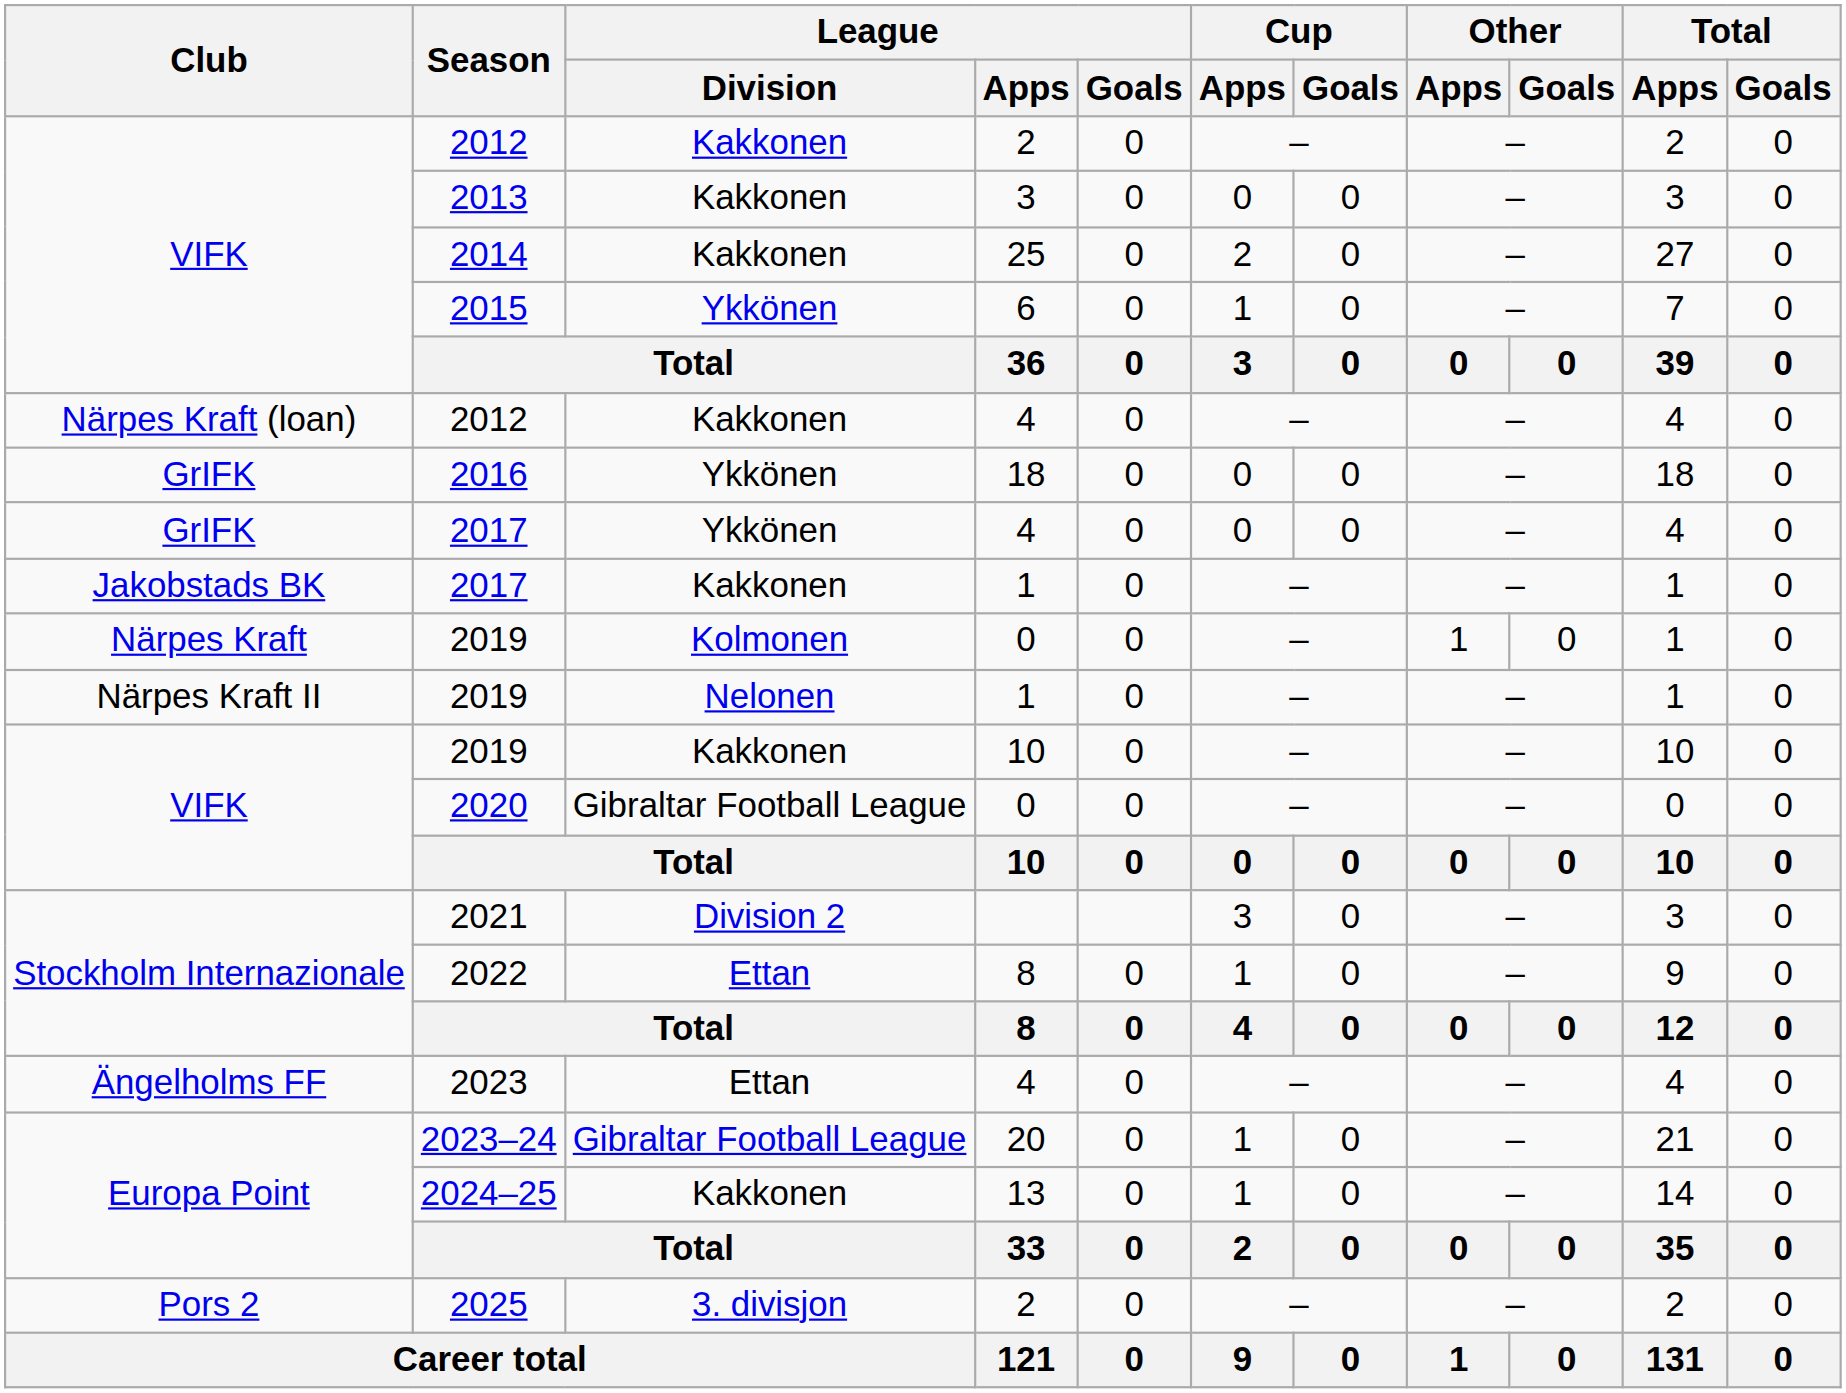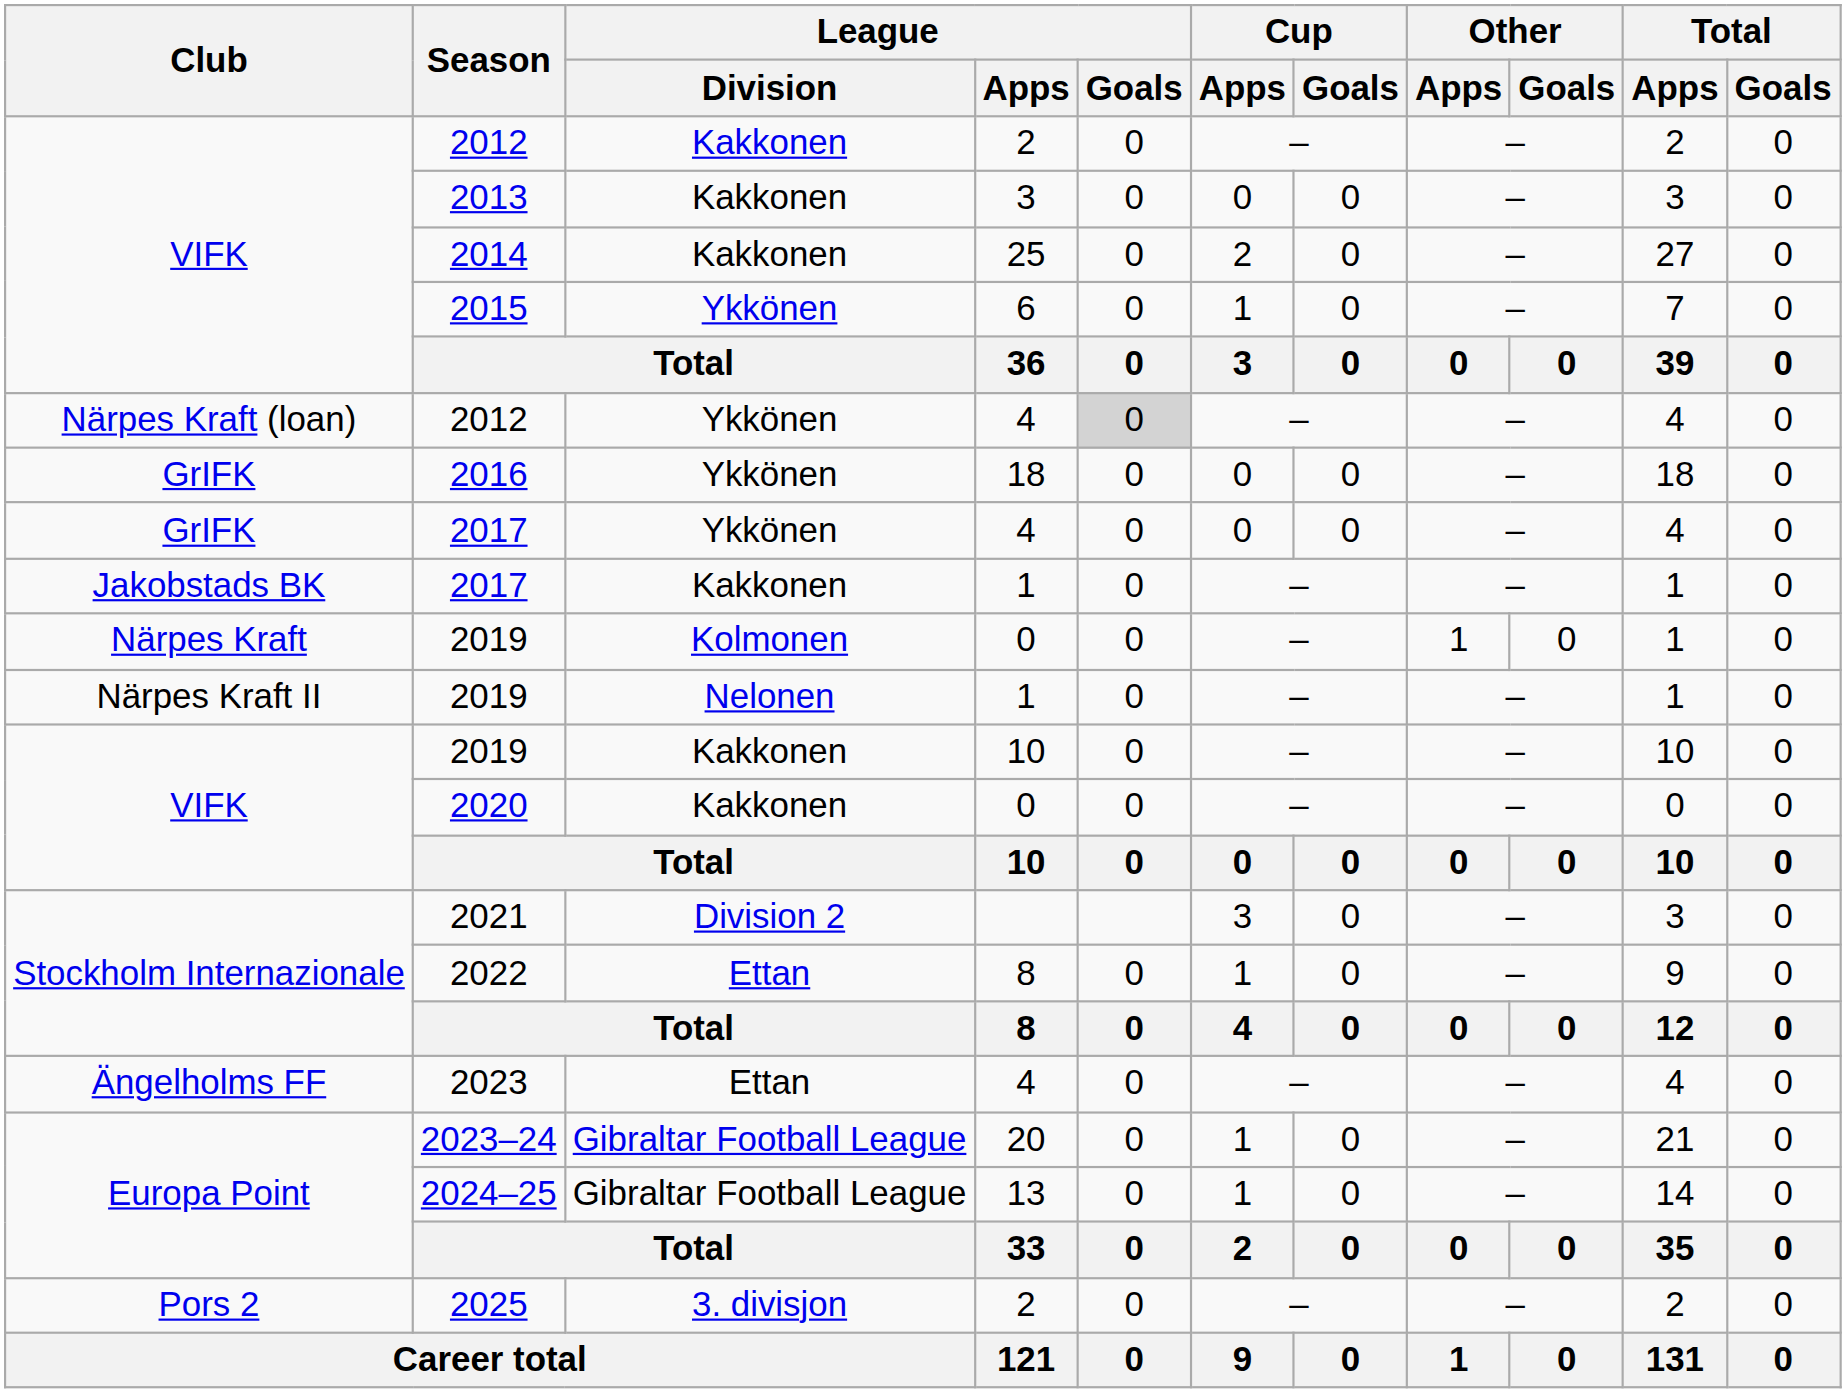(770, 419) Kakkonen -> (770, 419) Ykkönen
(1134, 419) no background -> (1134, 419) lightgrey background
(770, 806) Gibraltar Football League -> (770, 806) Kakkonen
(770, 1193) Kakkonen -> (770, 1193) Gibraltar Football League
